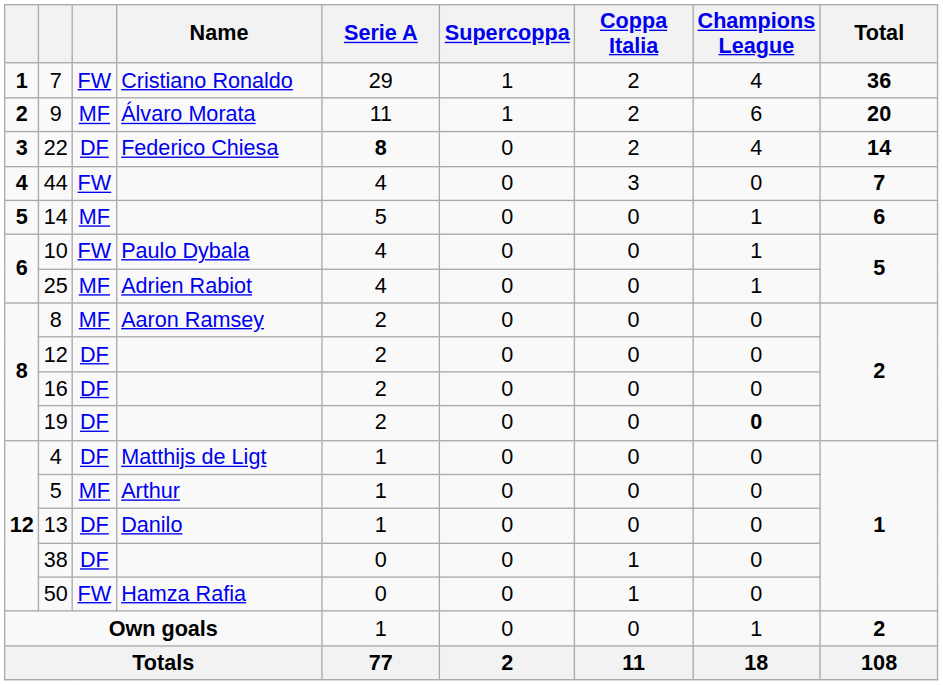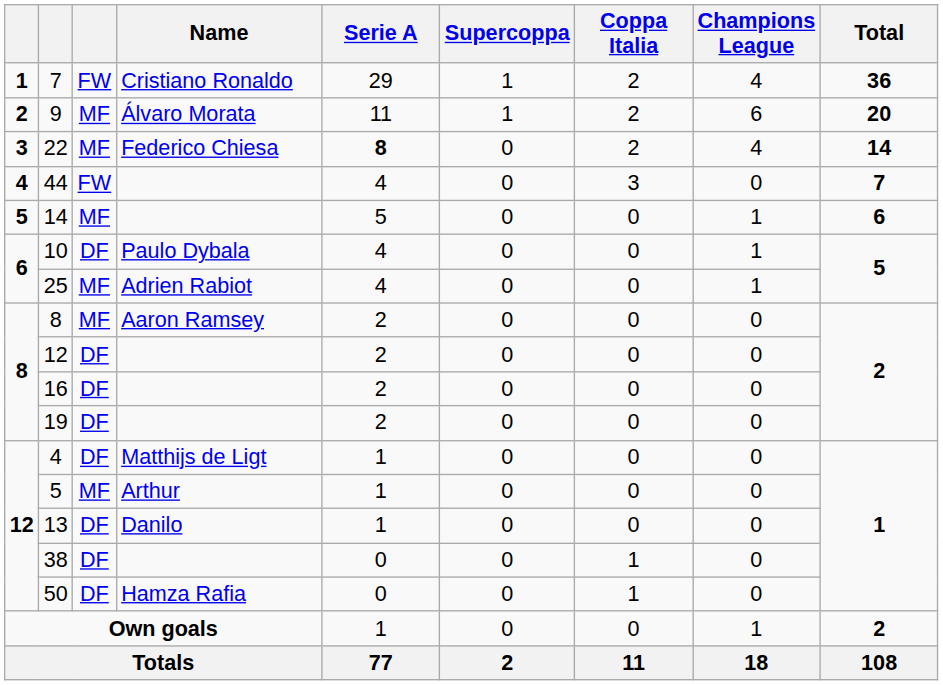(94, 148) DF -> (94, 148) MF
(94, 251) FW -> (94, 251) DF
(756, 422) bold -> (756, 422) normal
(94, 594) FW -> (94, 594) DF
